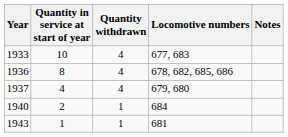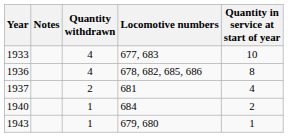columns swapped: (62, 25) <-> (267, 25)
(121, 89) 4 -> (90, 89) 2
(170, 89) 679, 680 -> (129, 89) 681
(159, 123) 681 -> (139, 123) 679, 680
